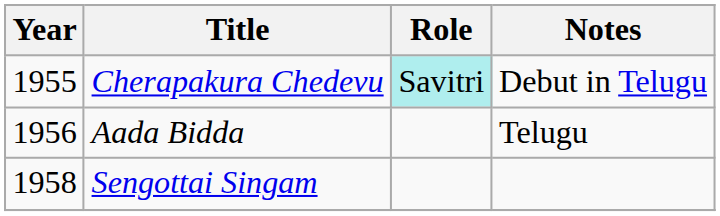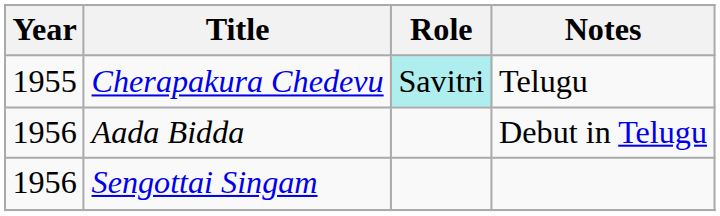(603, 81) Debut in Telugu -> (543, 81) Telugu
(543, 132) Telugu -> (603, 132) Debut in Telugu
(45, 183) 1958 -> (45, 183) 1956
